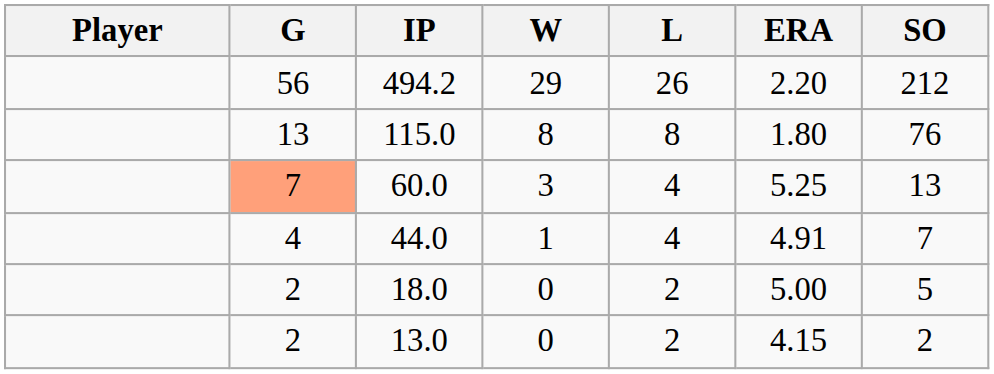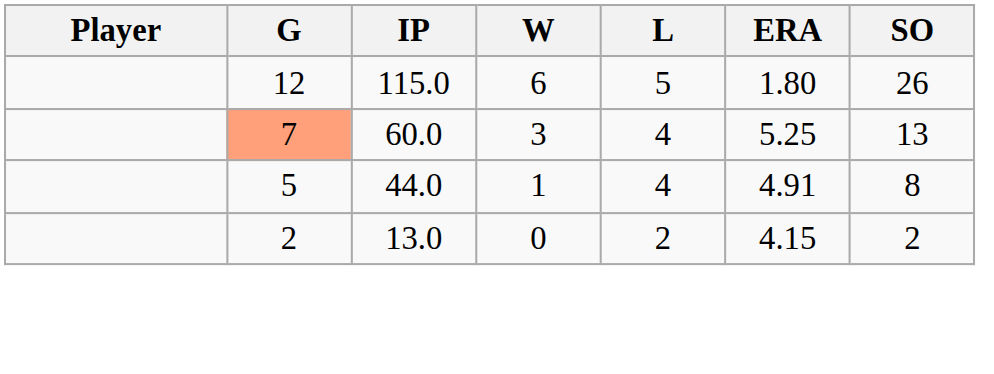- row: (419, 82)
(293, 133) 13 -> (289, 82) 12
(546, 133) 8 -> (538, 82) 6
(672, 133) 8 -> (663, 82) 5
(925, 133) 76 -> (912, 82) 26
(293, 237) 4 -> (289, 185) 5
(925, 237) 7 -> (912, 185) 8
- row: (419, 289)
